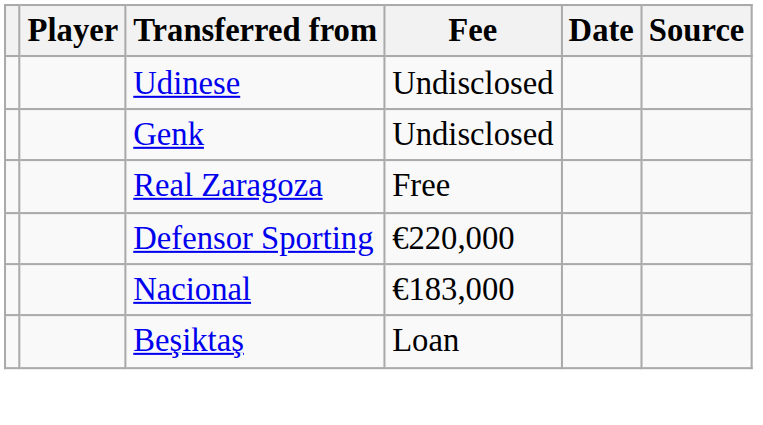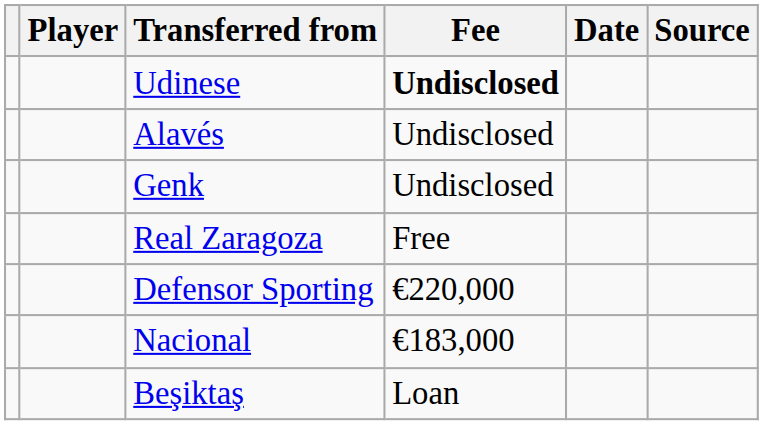(473, 82) normal -> (476, 82) bold
+ row: (179, 133)
